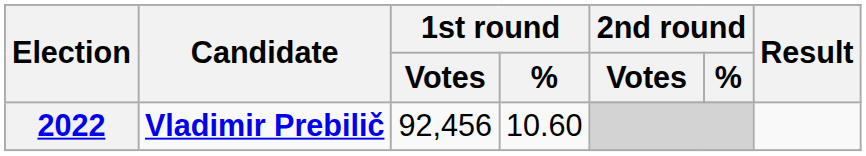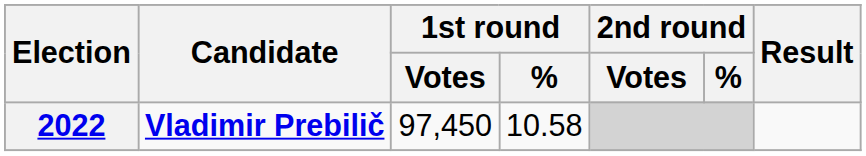(445, 125) 92,456 -> (445, 125) 97,450
(544, 125) 10.60 -> (544, 125) 10.58
